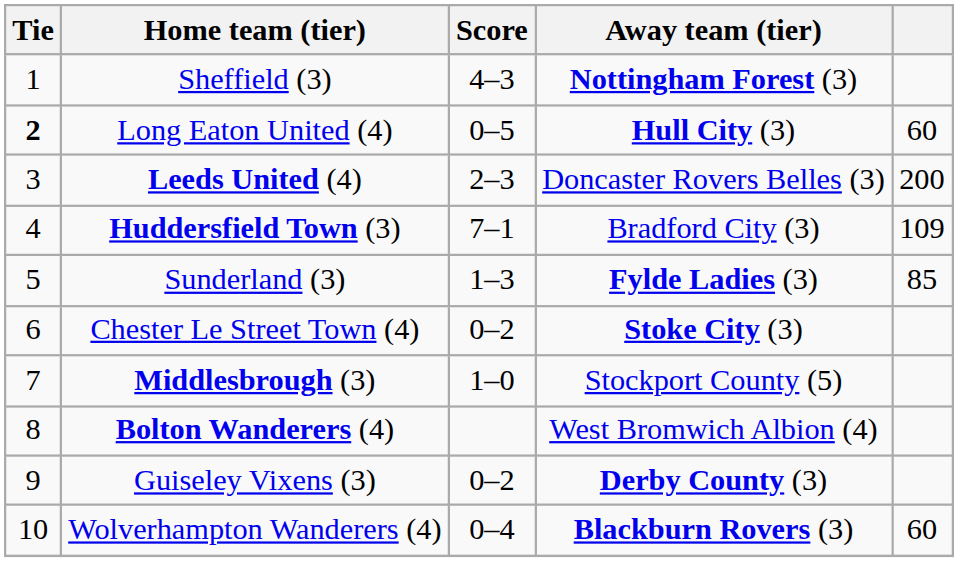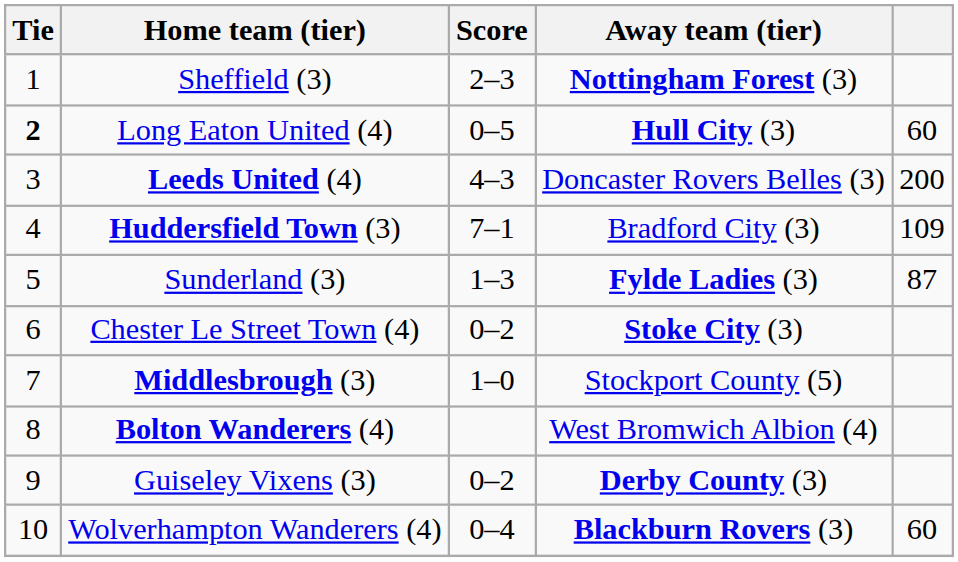(492, 79) 4–3 -> (492, 79) 2–3
(492, 179) 2–3 -> (492, 179) 4–3
(922, 279) 85 -> (922, 279) 87
